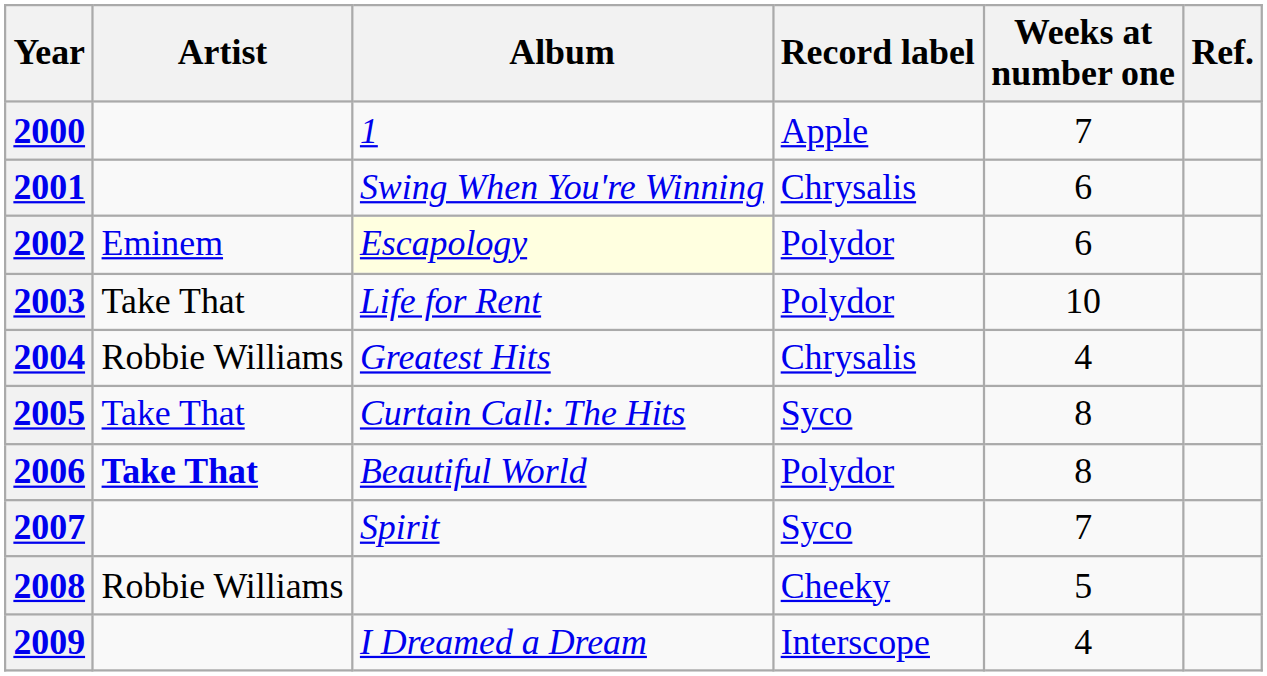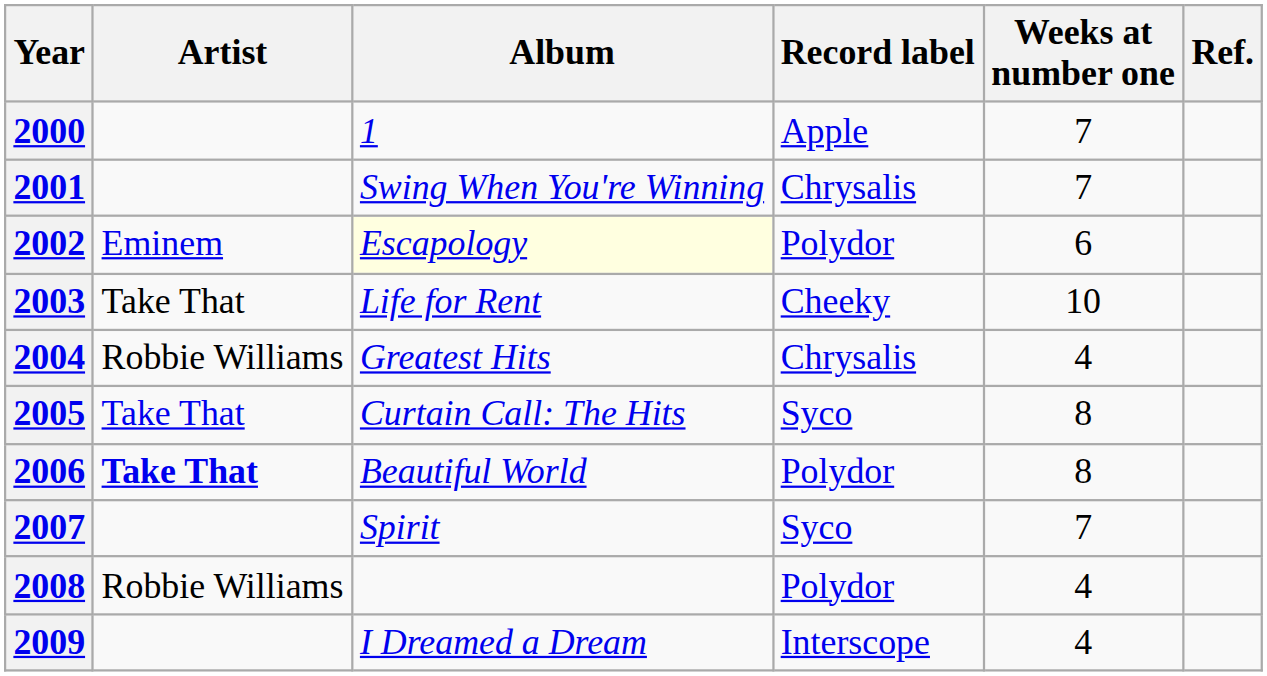(1083, 186) 6 -> (1083, 186) 7
(837, 300) Polydor -> (835, 300) Cheeky
(835, 584) Cheeky -> (837, 584) Polydor
(1083, 584) 5 -> (1083, 584) 4
